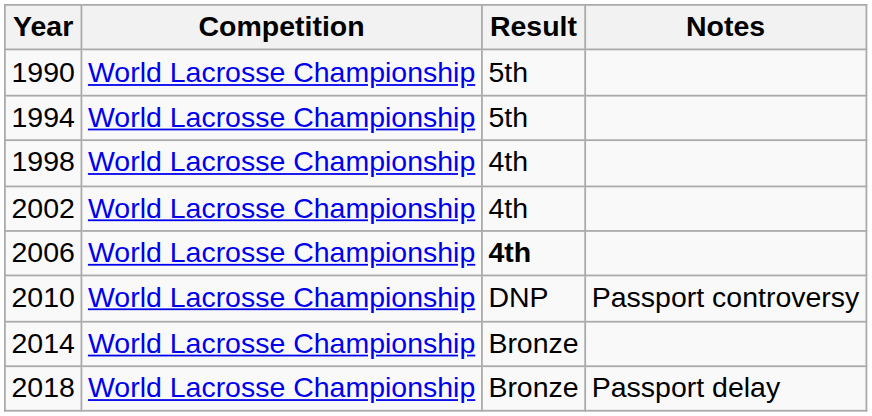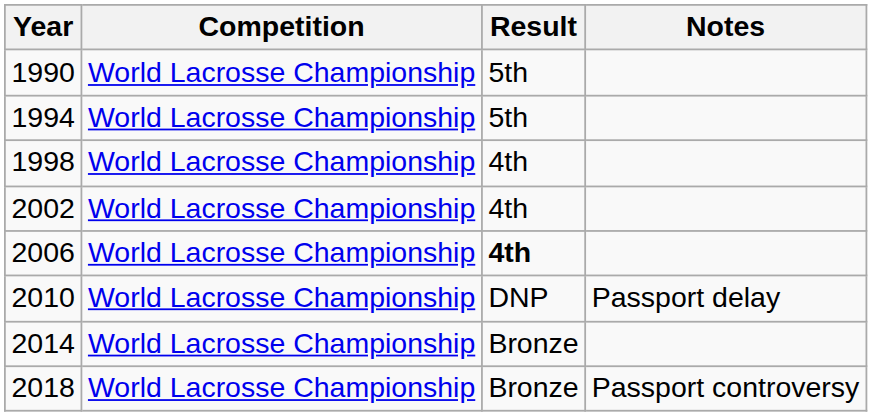(726, 298) Passport controversy -> (686, 298) Passport delay
(686, 388) Passport delay -> (726, 388) Passport controversy
